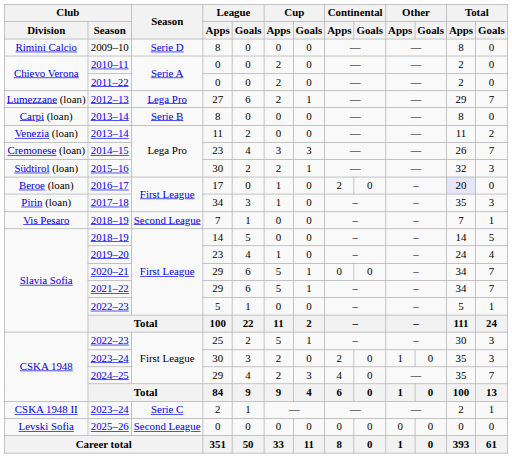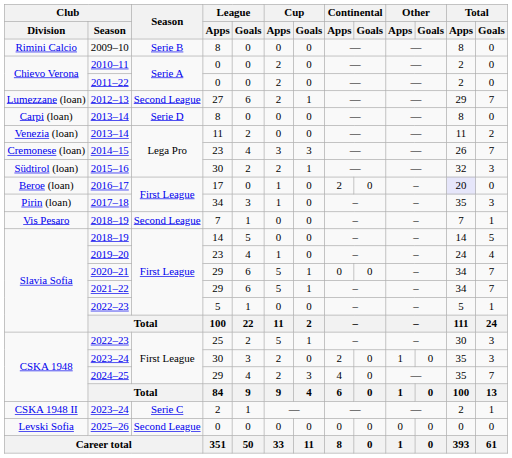(167, 47) Serie D -> (167, 47) Serie B
(167, 99) Lega Pro -> (167, 99) Second League
(167, 116) Serie B -> (167, 116) Serie D
